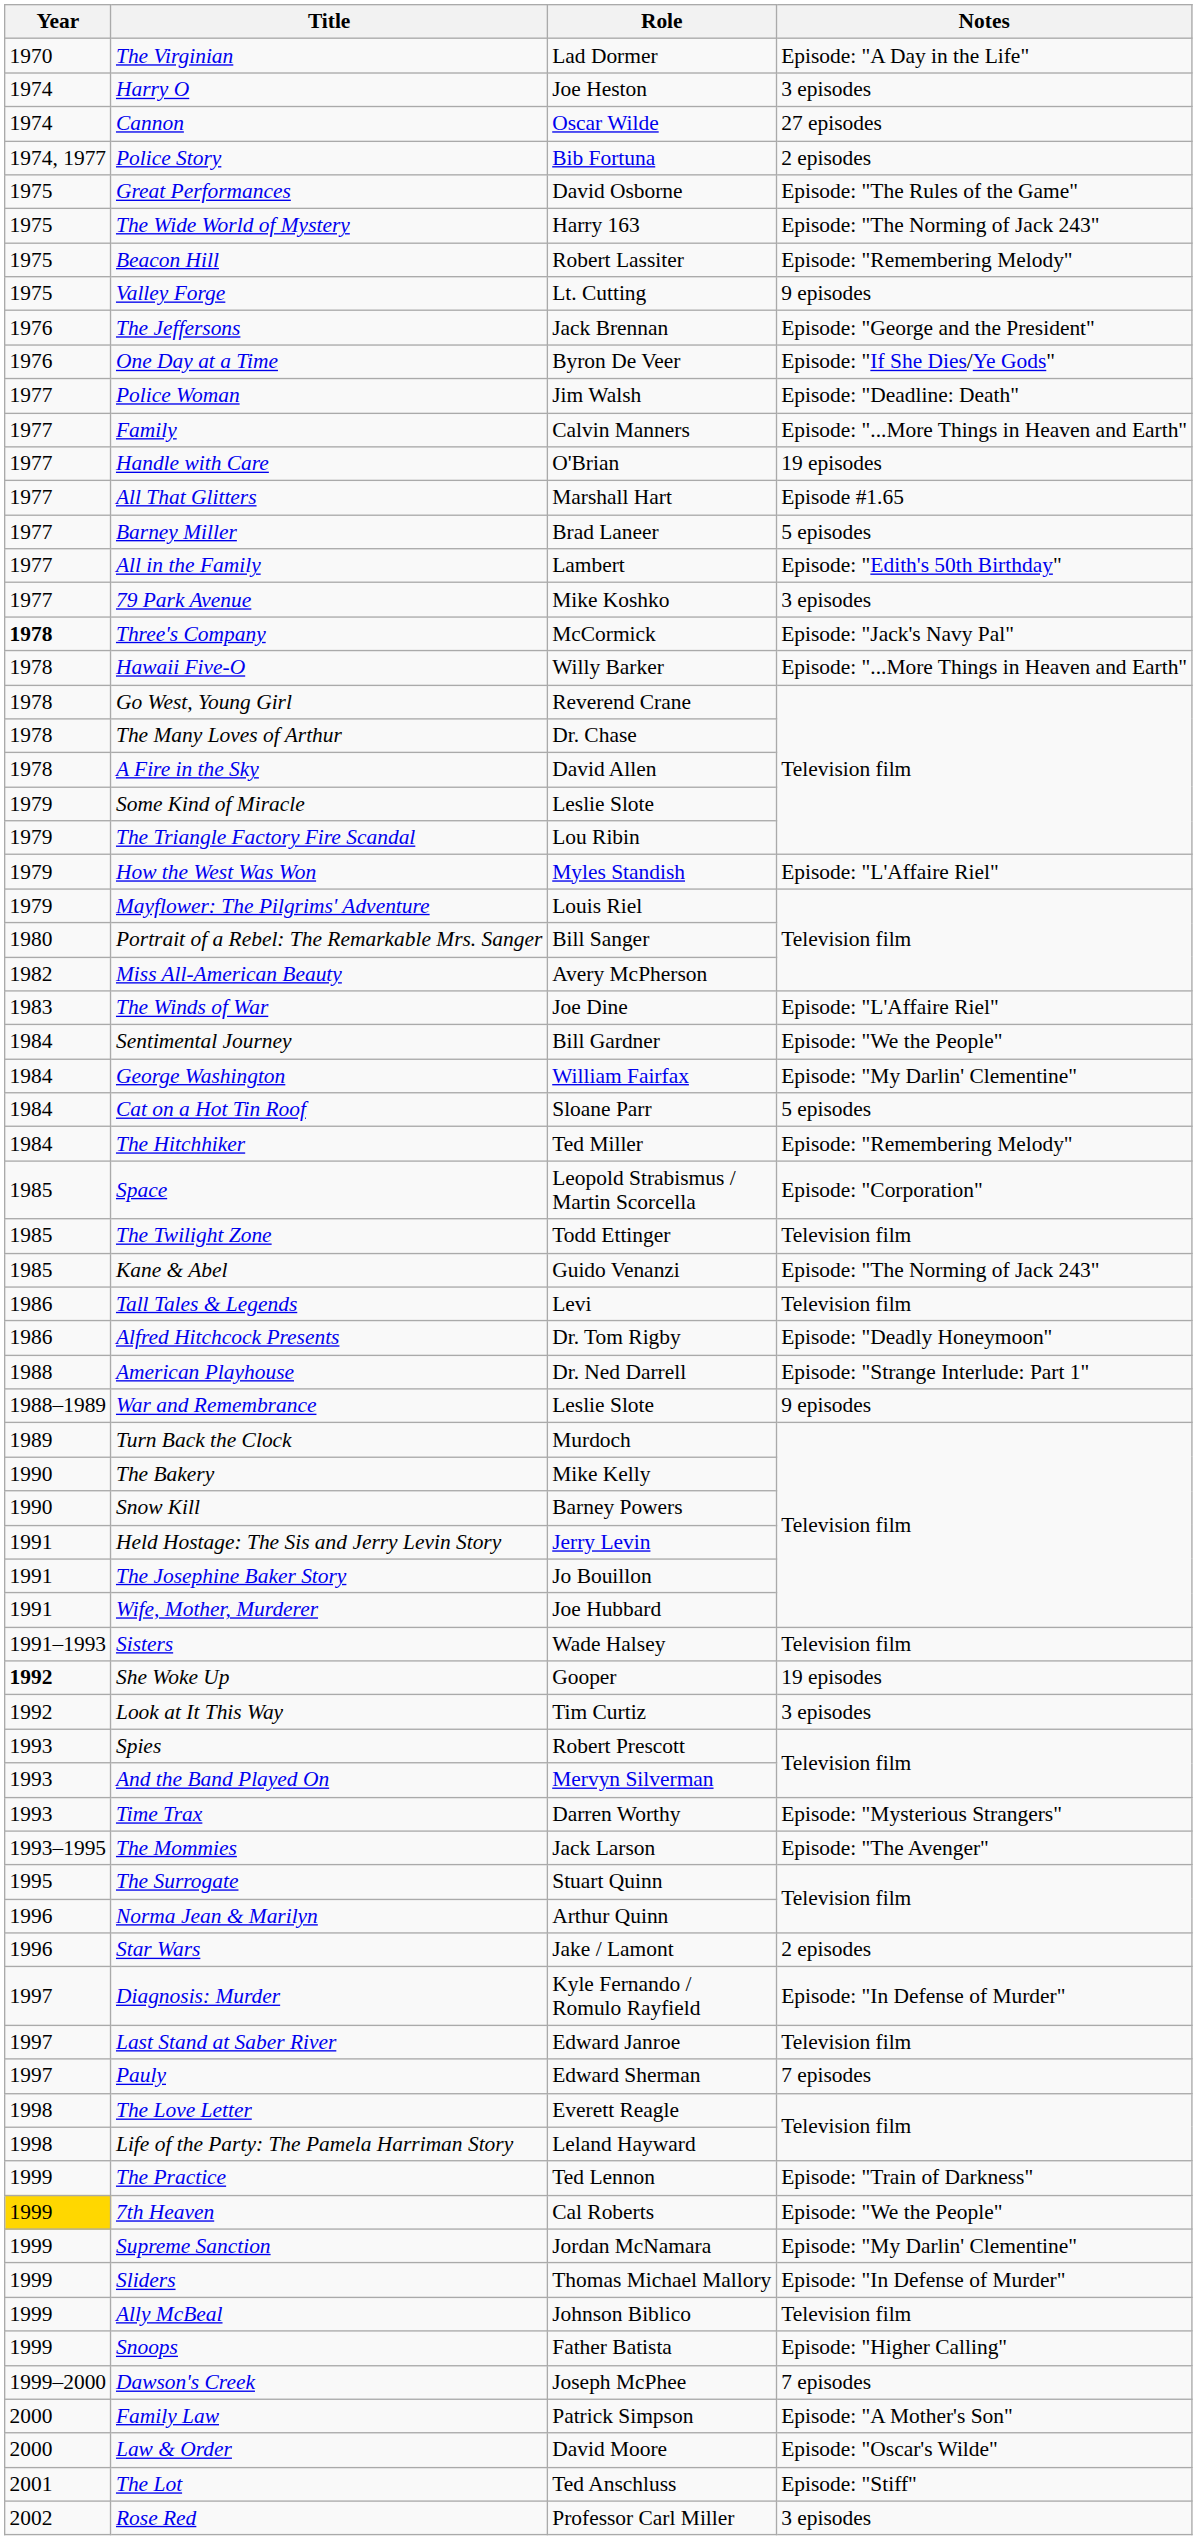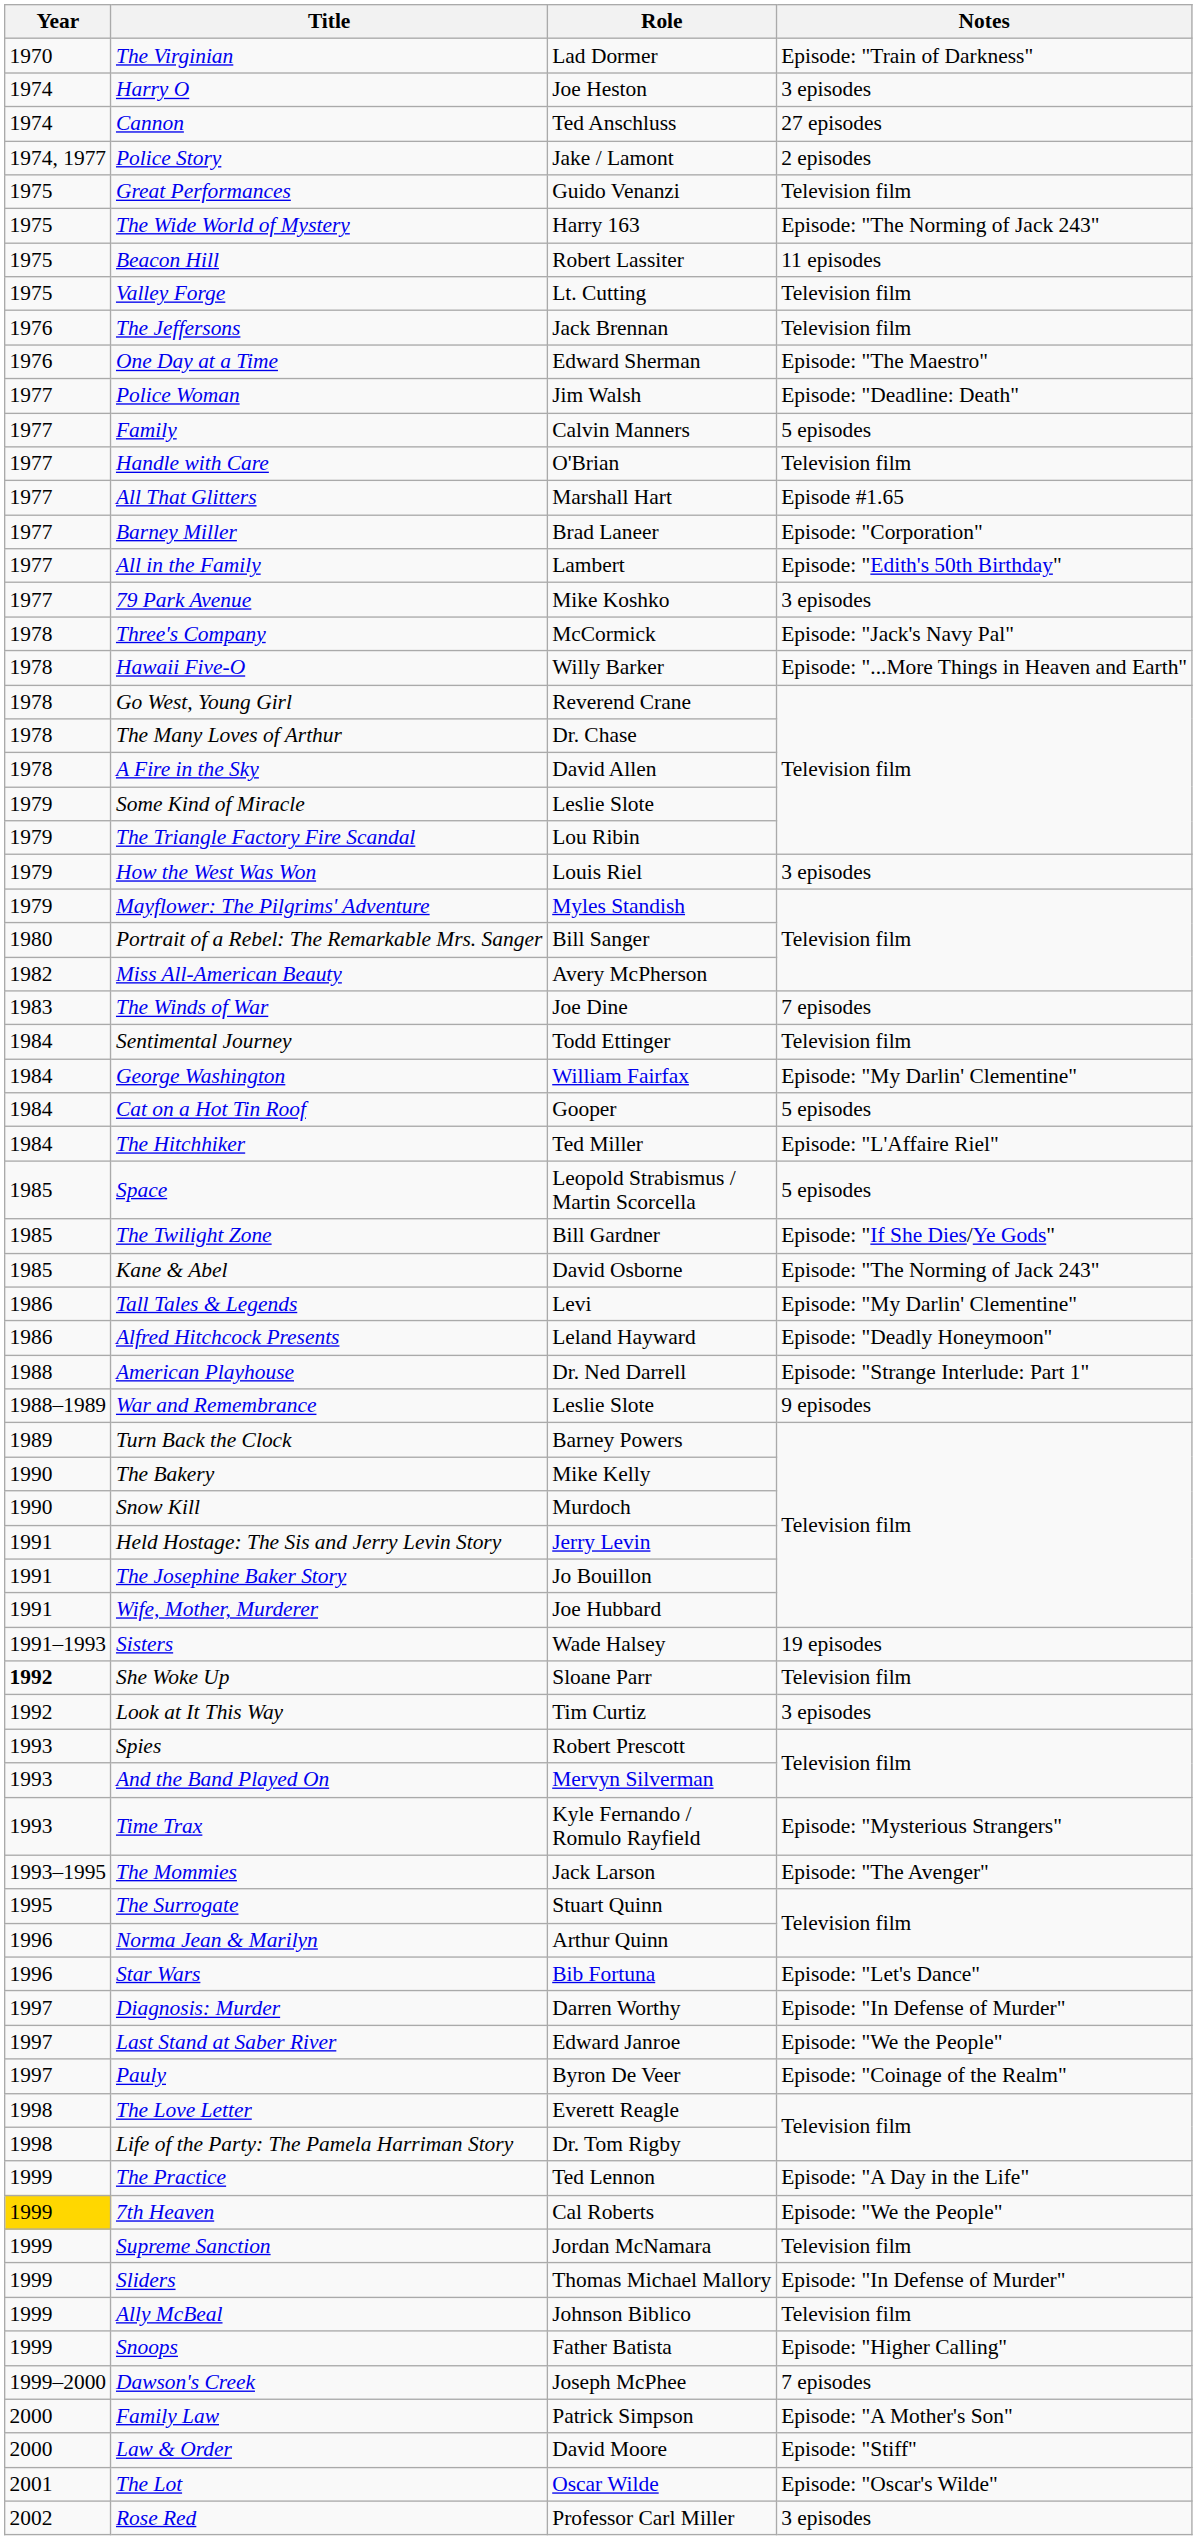(905, 55) Episode: "A Day in the Life" -> (907, 55) Episode: "Train of Darkness"
(605, 123) Oscar Wilde -> (614, 123) Ted Anschluss
(604, 157) Bib Fortuna -> (613, 157) Jake / Lamont
(617, 191) David Osborne -> (616, 191) Guido Venanzi
(930, 191) Episode: "The Rules of the Game" -> (846, 191) Television film
(927, 259) Episode: "Remembering Melody" -> (831, 259) 11 episodes
(826, 293) 9 episodes -> (846, 293) Television film
(938, 327) Episode: "George and the President" -> (846, 327) Television film
(616, 361) Byron De Veer -> (626, 361) Edward Sherman
(918, 361) Episode: "If She Dies/Ye Gods" -> (885, 361) Episode: "The Maestro"
(984, 429) Episode: "...More Things in Heaven and Earth" -> (826, 429) 5 episodes
(832, 463) 19 episodes -> (846, 463) Television film
(826, 531) 5 episodes -> (882, 531) Episode: "Corporation"
(31, 633) bold -> (31, 633) normal
(619, 871) Myles Standish -> (597, 871) Louis Riel
(890, 871) Episode: "L'Affaire Riel" -> (826, 871) 3 episodes
(597, 905) Louis Riel -> (619, 905) Myles Standish
(890, 1007) Episode: "L'Affaire Riel" -> (826, 1007) 7 episodes
(606, 1041) Bill Gardner -> (611, 1041) Todd Ettinger
(892, 1041) Episode: "We the People" -> (846, 1041) Television film
(602, 1109) Sloane Parr -> (584, 1109) Gooper
(927, 1143) Episode: "Remembering Melody" -> (890, 1143) Episode: "L'Affaire Riel"
(882, 1189) Episode: "Corporation" -> (826, 1189) 5 episodes
(611, 1235) Todd Ettinger -> (606, 1235) Bill Gardner
(846, 1235) Television film -> (918, 1235) Episode: "If She Dies/Ye Gods"
(616, 1269) Guido Venanzi -> (617, 1269) David Osborne
(846, 1303) Television film -> (929, 1303) Episode: "My Darlin' Clementine"
(616, 1337) Dr. Tom Rigby -> (624, 1337) Leland Hayward
(592, 1439) Murdoch -> (617, 1439) Barney Powers
(617, 1507) Barney Powers -> (592, 1507) Murdoch
(846, 1643) Television film -> (832, 1643) 19 episodes
(584, 1677) Gooper -> (602, 1677) Sloane Parr
(832, 1677) 19 episodes -> (846, 1677) Television film
(616, 1813) Darren Worthy -> (626, 1825) Kyle Fernando / Romulo Rayfield
(613, 1949) Jake / Lamont -> (604, 1973) Bib Fortuna
(826, 1949) 2 episodes -> (881, 1973) Episode: "Let's Dance"
(626, 1995) Kyle Fernando / Romulo Rayfield -> (616, 2007) Darren Worthy
(846, 2041) Television film -> (892, 2041) Episode: "We the People"
(626, 2075) Edward Sherman -> (616, 2075) Byron De Veer
(826, 2075) 7 episodes -> (924, 2075) Episode: "Coinage of the Realm"
(624, 2143) Leland Hayward -> (616, 2143) Dr. Tom Rigby
(907, 2177) Episode: "Train of Darkness" -> (905, 2177) Episode: "A Day in the Life"
(929, 2245) Episode: "My Darlin' Clementine" -> (846, 2245) Television film
(889, 2449) Episode: "Oscar's Wilde" -> (849, 2449) Episode: "Stiff"
(614, 2483) Ted Anschluss -> (605, 2483) Oscar Wilde
(849, 2483) Episode: "Stiff" -> (889, 2483) Episode: "Oscar's Wilde"
